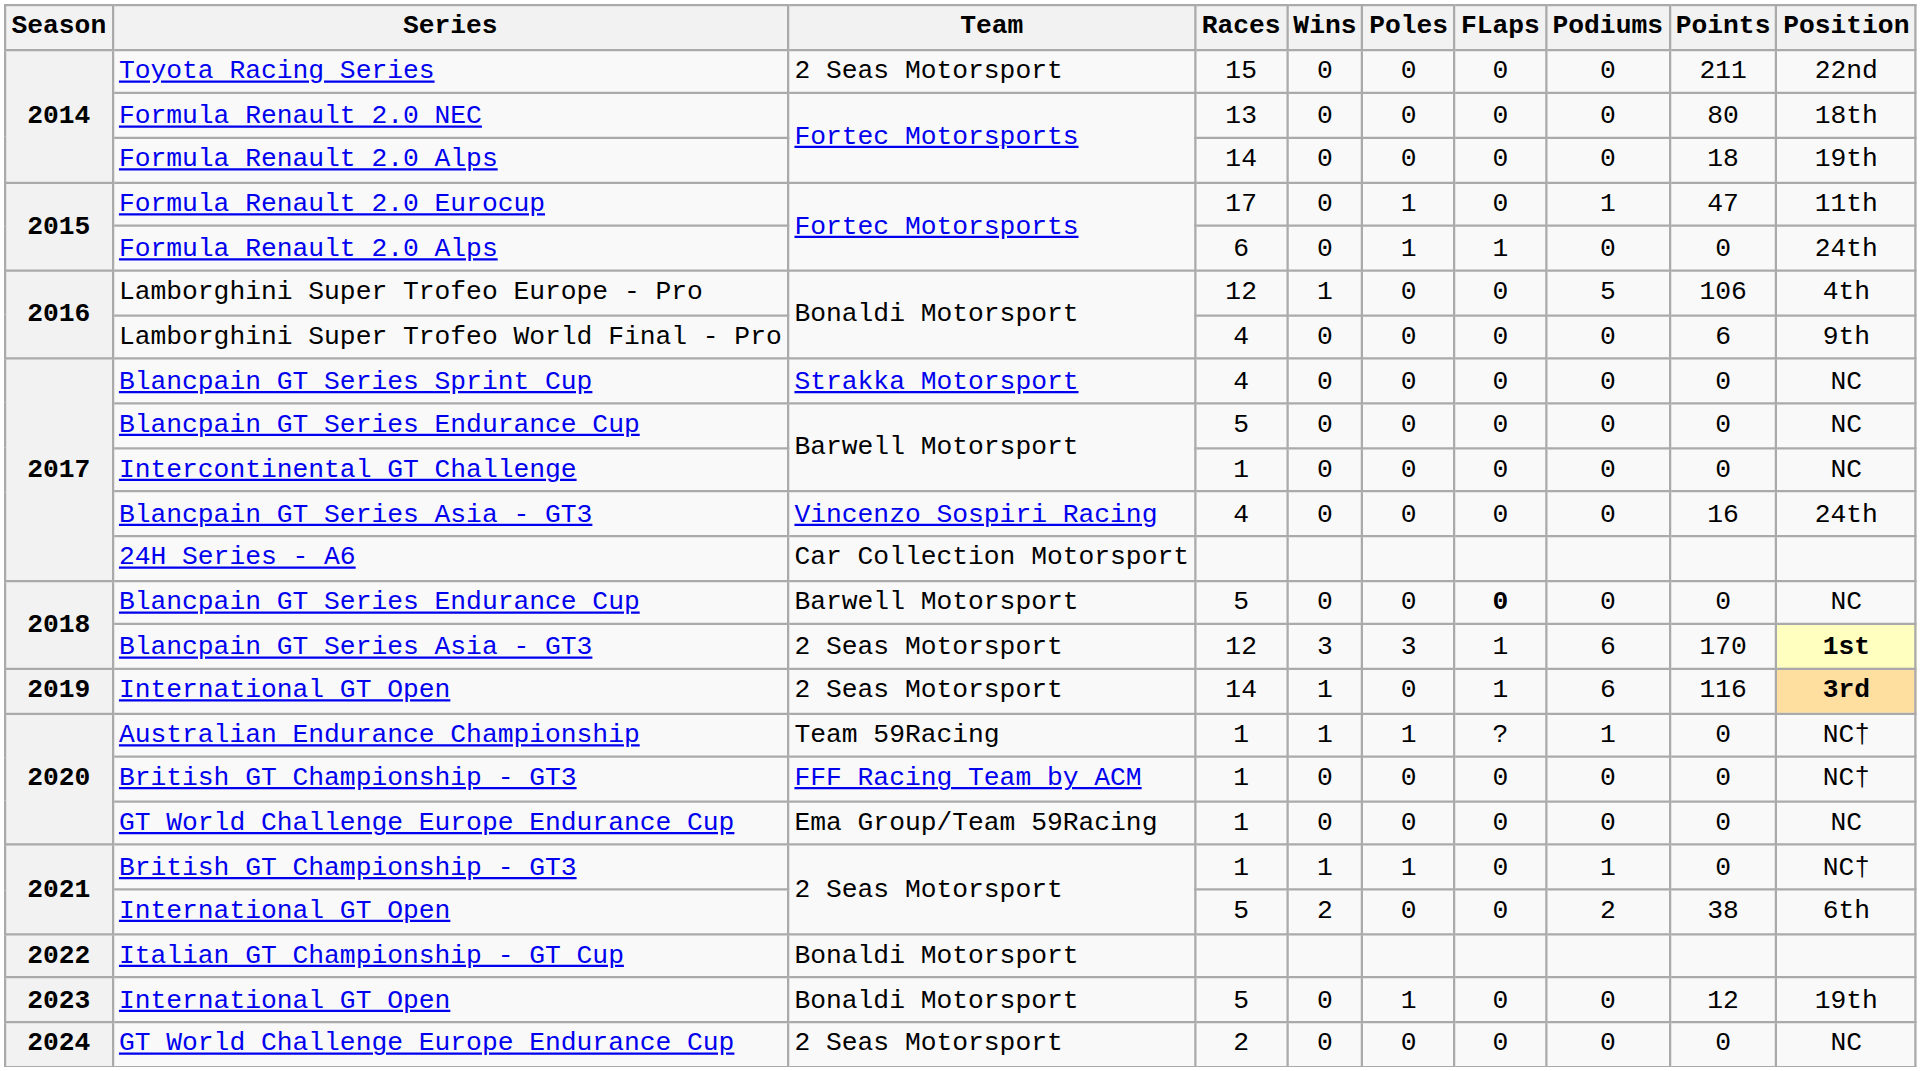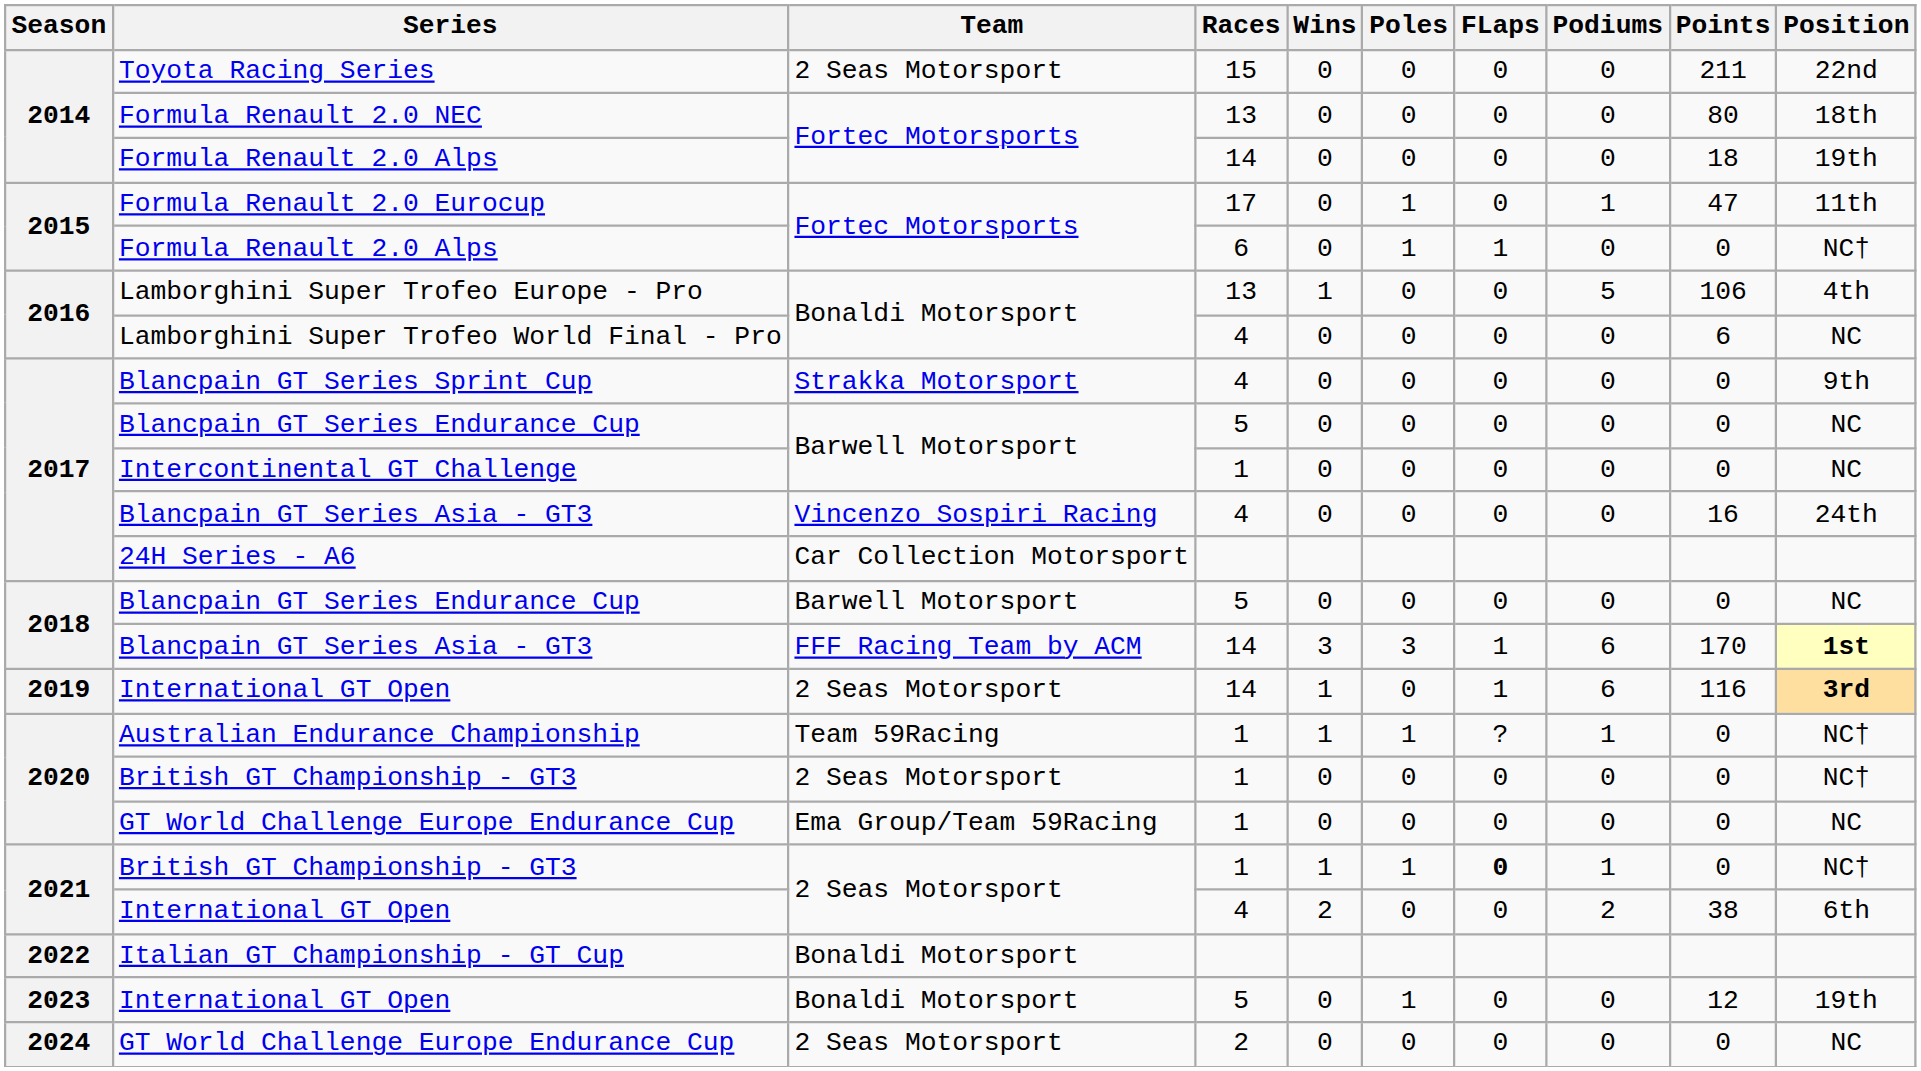(1846, 248) 24th -> (1846, 248) NC†
(1241, 292) 12 -> (1241, 292) 13
(1846, 337) 9th -> (1846, 337) NC
(1846, 381) NC -> (1846, 381) 9th
(1500, 602) bold -> (1500, 602) normal
(929, 646) 2 Seas Motorsport -> (968, 646) FFF Racing Team by ACM
(1241, 646) 12 -> (1241, 646) 14
(968, 779) FFF Racing Team by ACM -> (929, 779) 2 Seas Motorsport
(1500, 867) normal -> (1500, 867) bold
(1241, 911) 5 -> (1241, 911) 4
